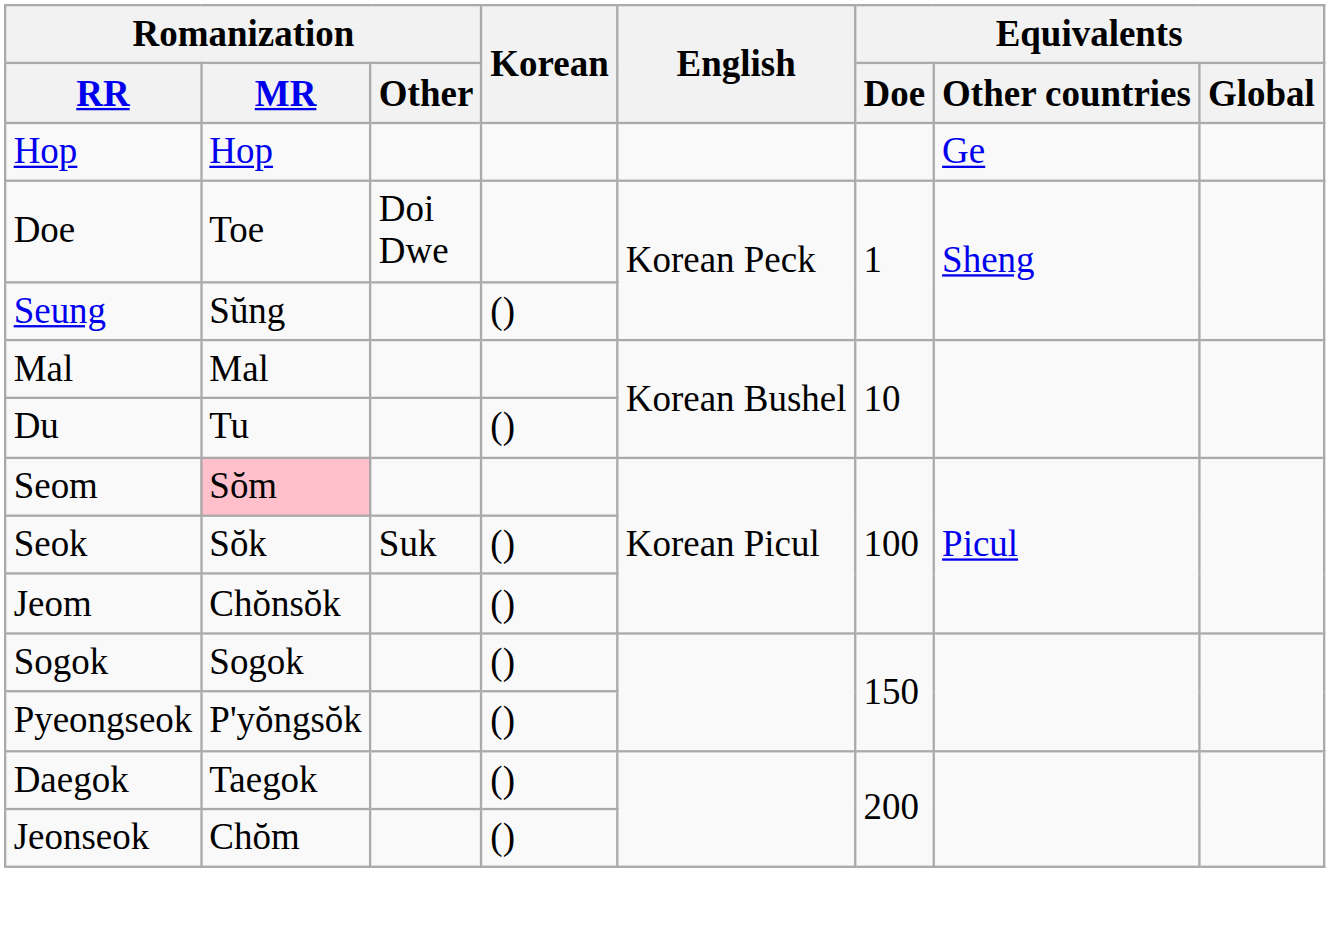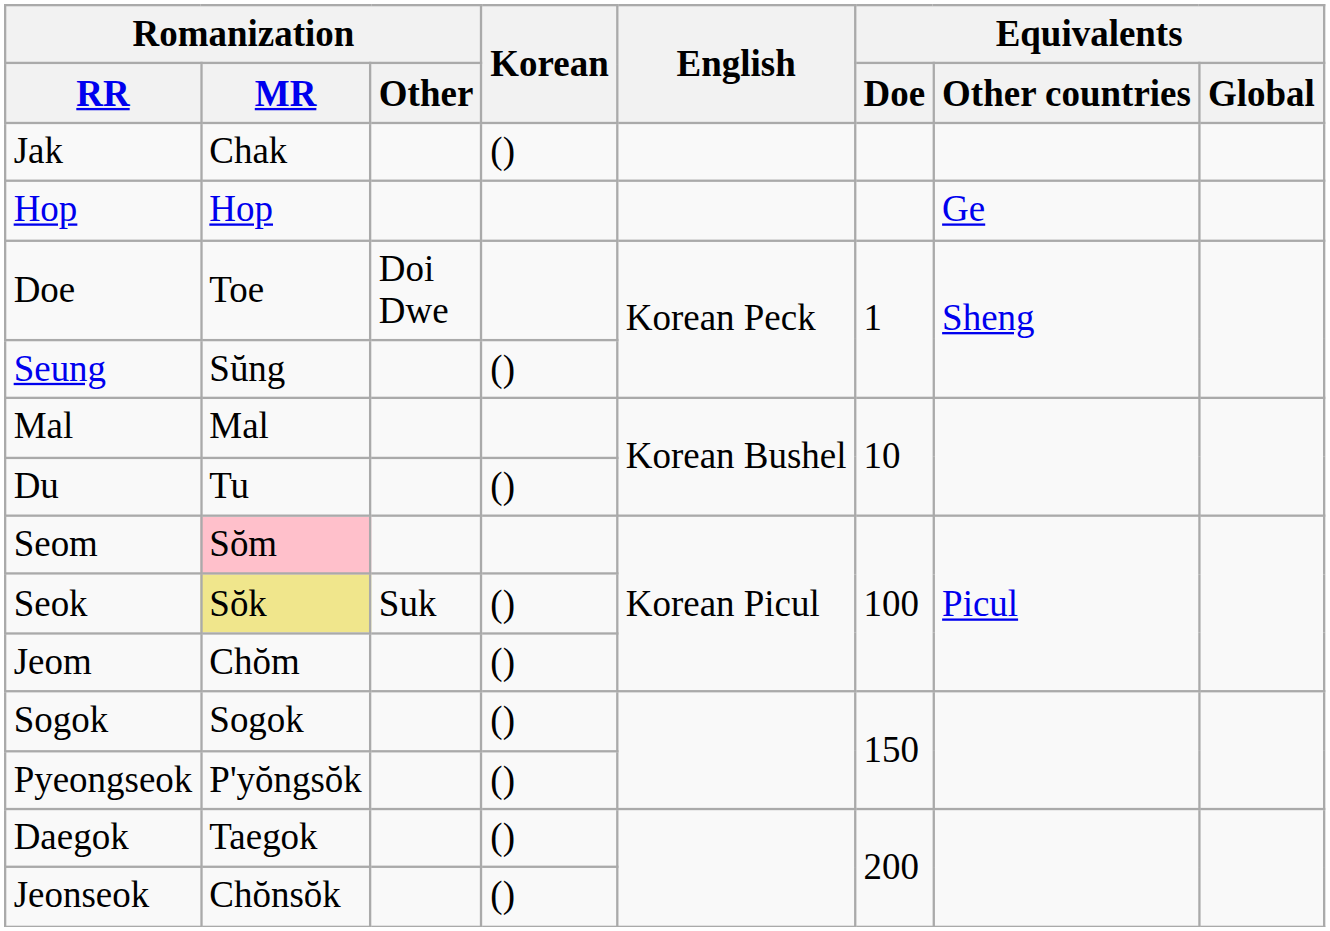+ row: (38, 151)
(238, 544) no background -> (238, 602) khaki background
(275, 602) Chŏnsŏk -> (255, 661) Chŏm
(255, 837) Chŏm -> (275, 896) Chŏnsŏk
